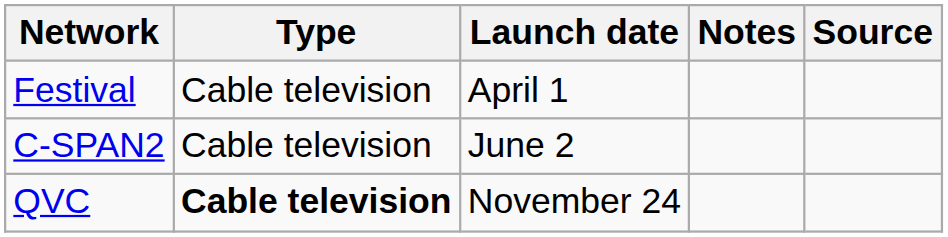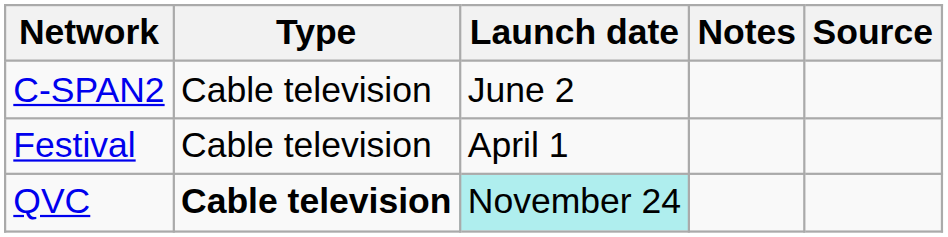rows swapped: (74, 88) <-> (89, 145)
(574, 201) no background -> (574, 201) paleturquoise background
